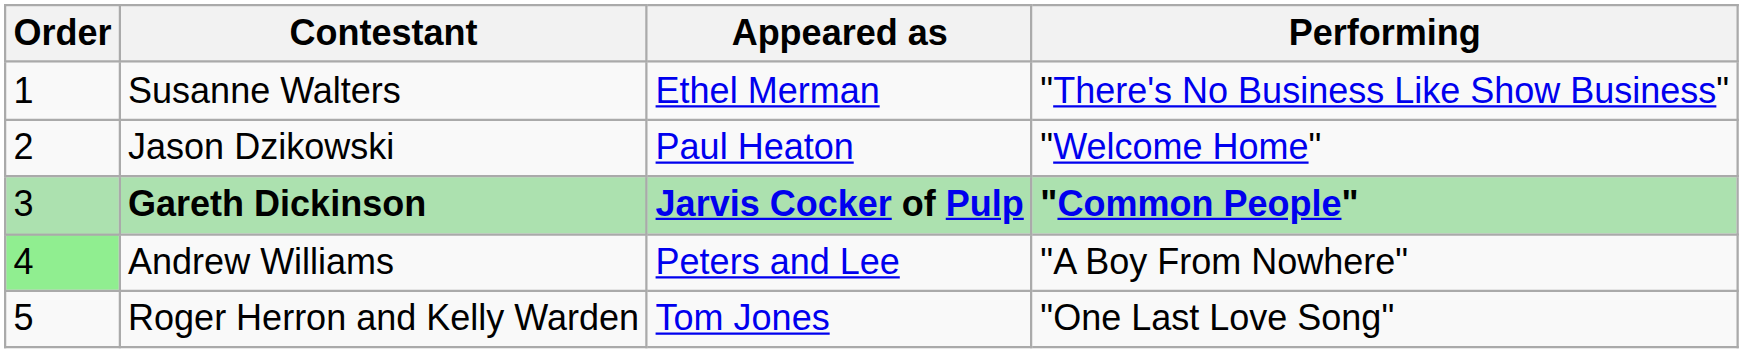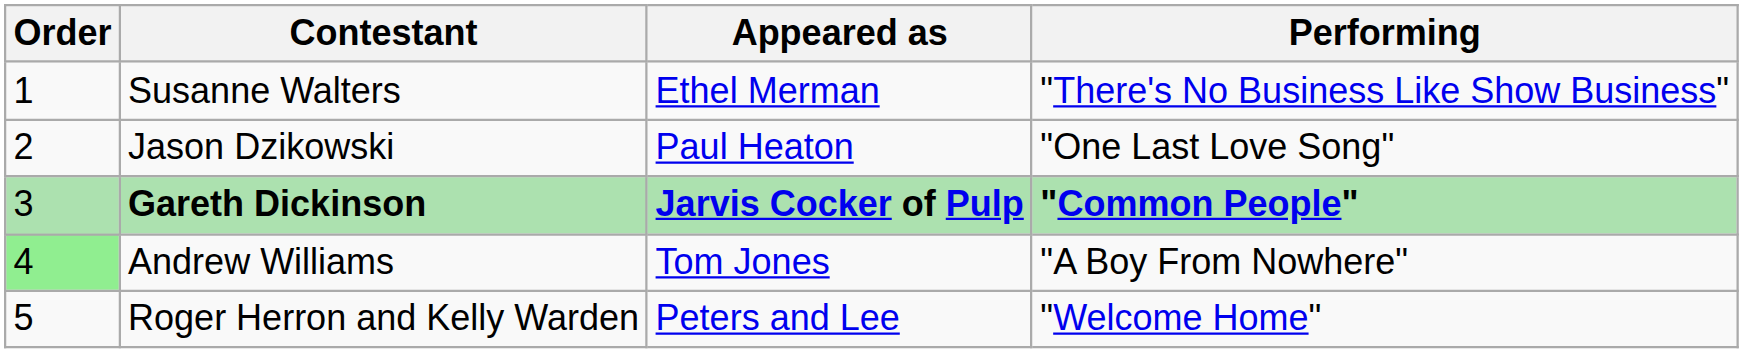(1181, 147) "Welcome Home" -> (1217, 147) "One Last Love Song"
(778, 261) Peters and Lee -> (743, 261) Tom Jones
(743, 318) Tom Jones -> (778, 318) Peters and Lee
(1217, 318) "One Last Love Song" -> (1181, 318) "Welcome Home"
